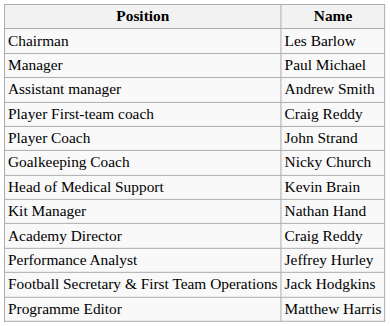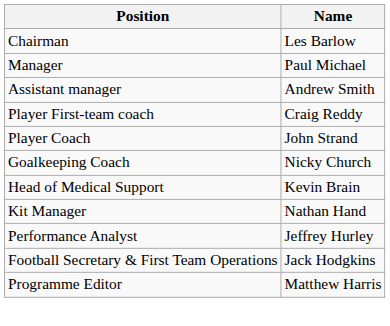- row: (65, 235)
